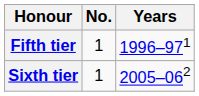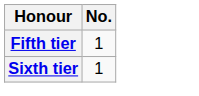- column: (155, 17)
